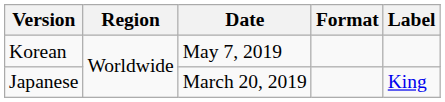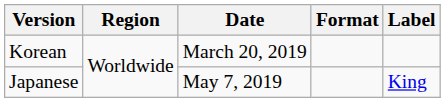(232, 50) May 7, 2019 -> (245, 50) March 20, 2019
(245, 81) March 20, 2019 -> (232, 81) May 7, 2019
